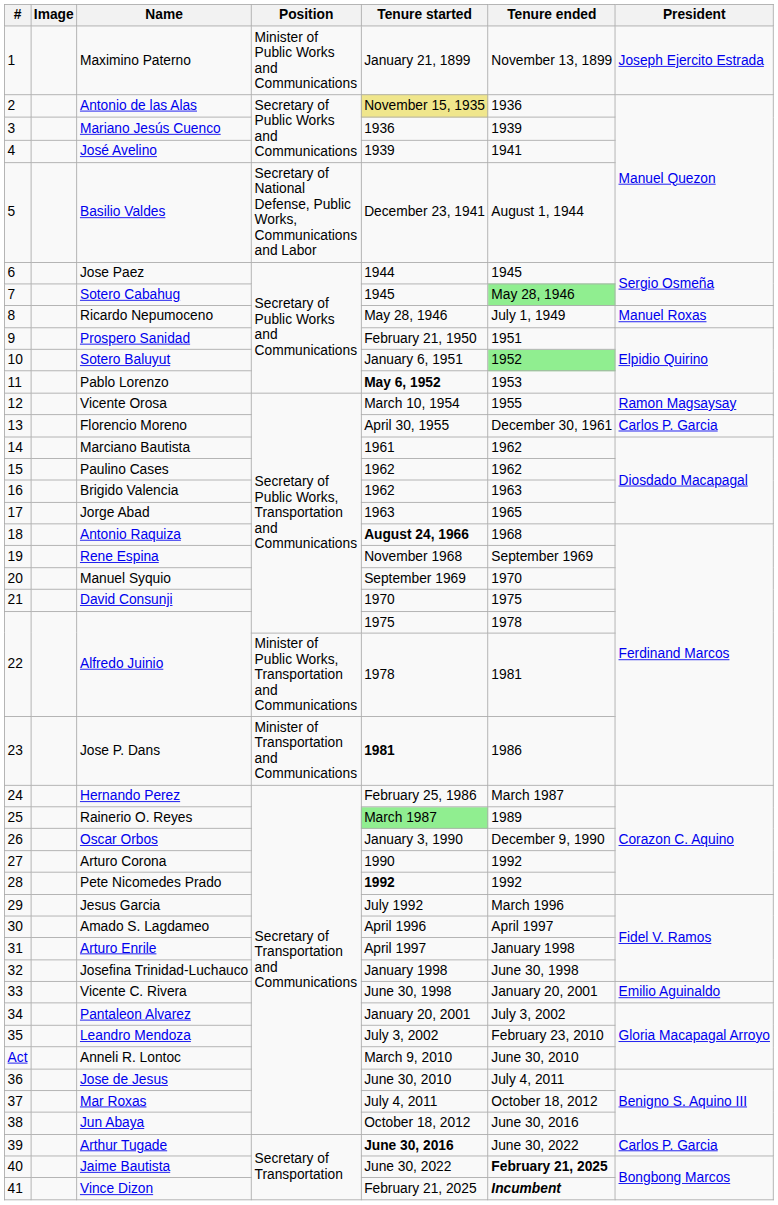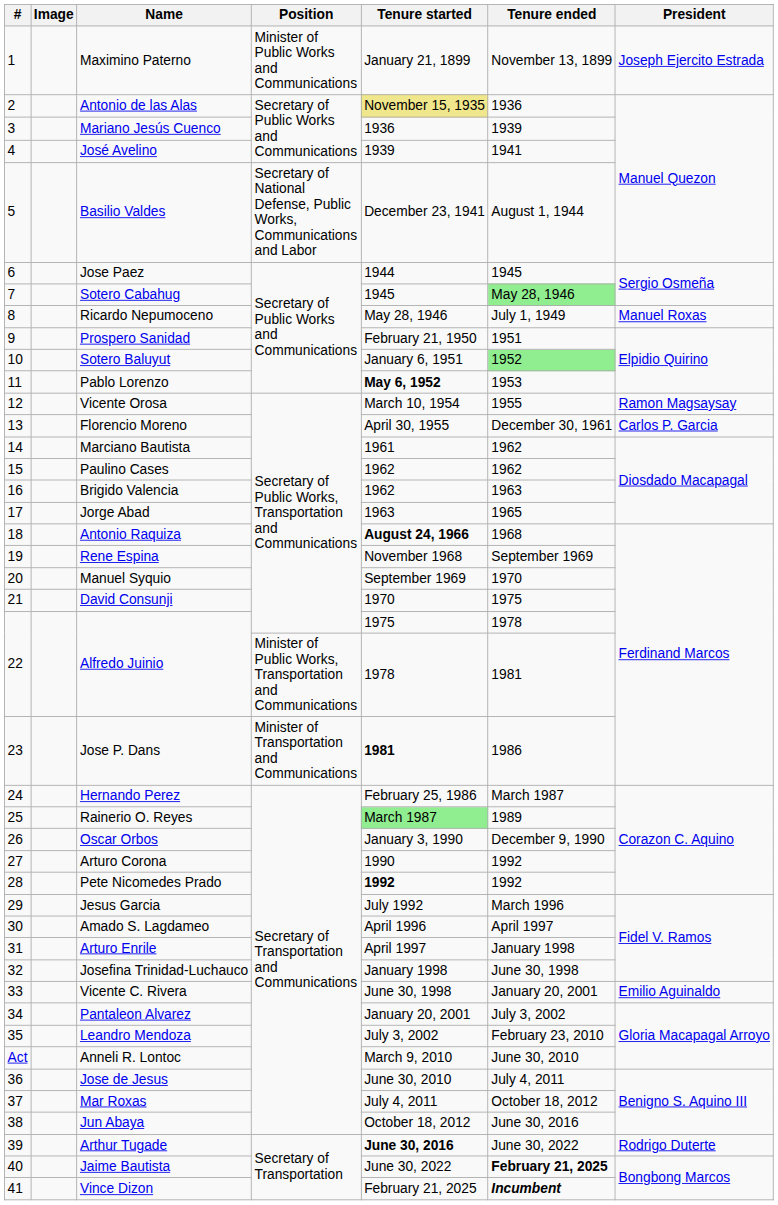(668, 1145) Carlos P. Garcia -> (667, 1145) Rodrigo Duterte
